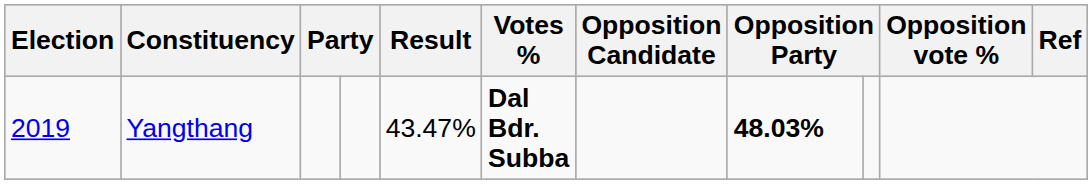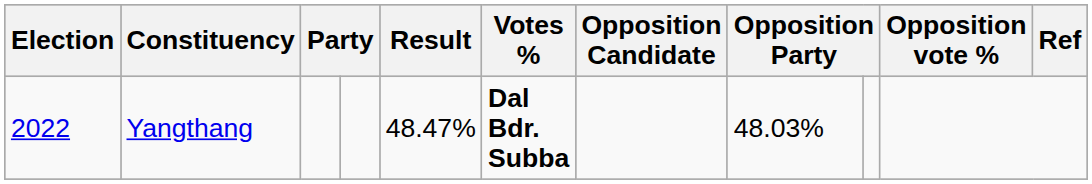(40, 127) 2019 -> (40, 127) 2022
(431, 127) 43.47% -> (431, 127) 48.47%
(779, 127) bold -> (779, 127) normal
